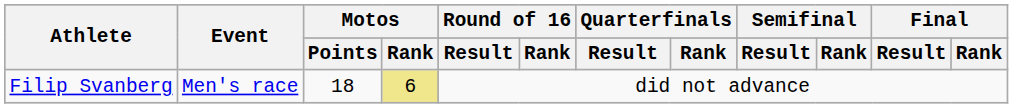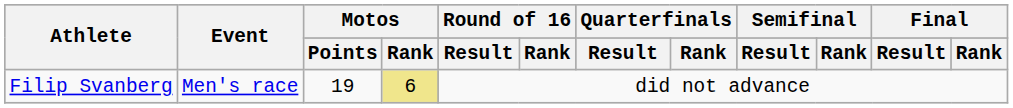(343, 86) 18 -> (343, 86) 19
